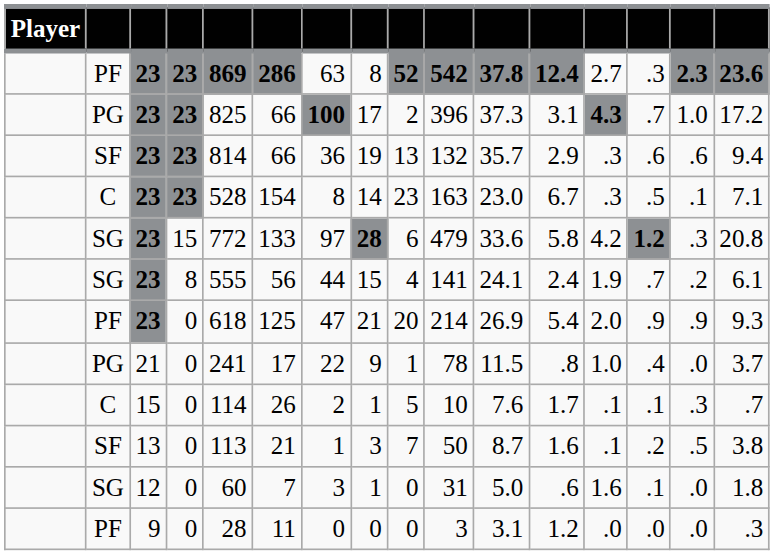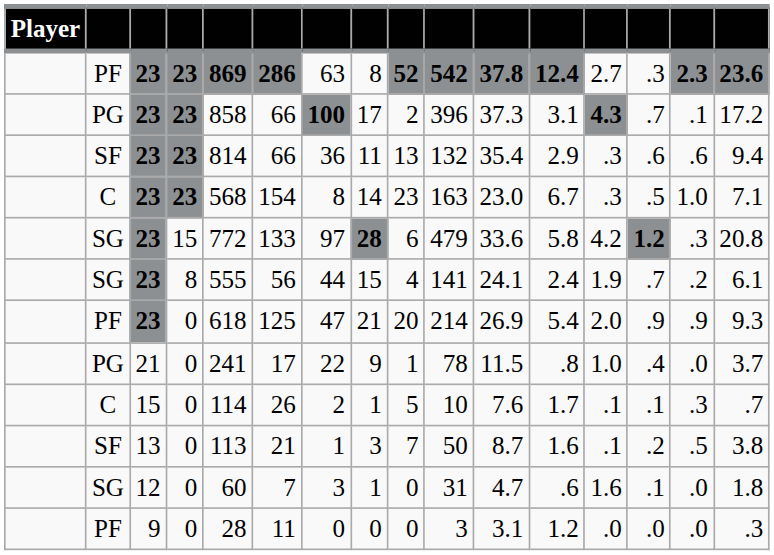(228, 114) 825 -> (228, 114) 858
(692, 114) 1.0 -> (698, 114) .1
(369, 156) 19 -> (370, 156) 11
(501, 156) 35.7 -> (501, 156) 35.4
(228, 197) 528 -> (228, 197) 568
(698, 197) .1 -> (692, 197) 1.0
(508, 486) 5.0 -> (508, 486) 4.7
